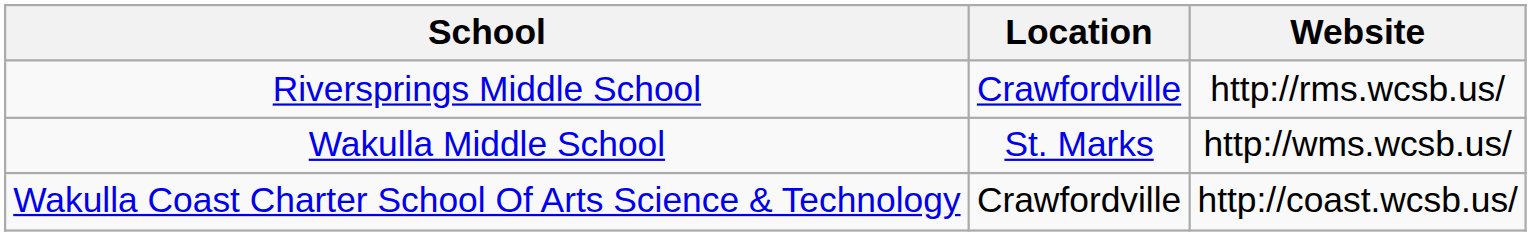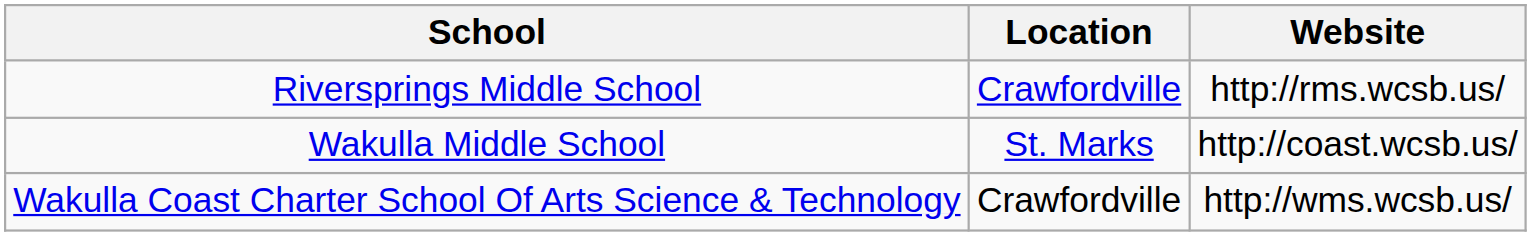(1358, 144) http://wms.wcsb.us/ -> (1358, 144) http://coast.wcsb.us/
(1358, 200) http://coast.wcsb.us/ -> (1358, 200) http://wms.wcsb.us/
